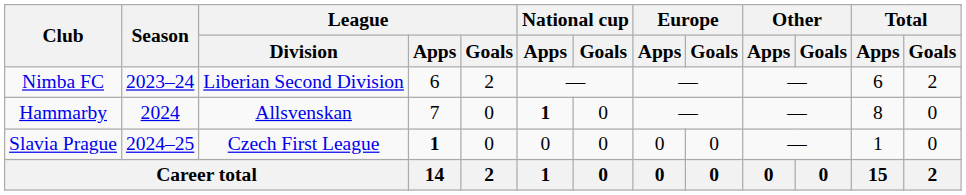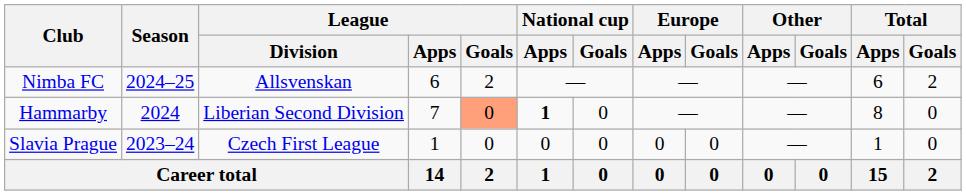(160, 81) 2023–24 -> (160, 81) 2024–25
(304, 81) Liberian Second Division -> (304, 81) Allsvenskan
(304, 112) Allsvenskan -> (304, 112) Liberian Second Division
(489, 112) no background -> (489, 112) lightsalmon background
(160, 143) 2024–25 -> (160, 143) 2023–24
(435, 143) bold -> (435, 143) normal
